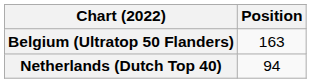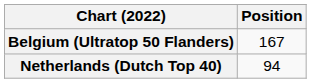(272, 41) 163 -> (272, 41) 167
